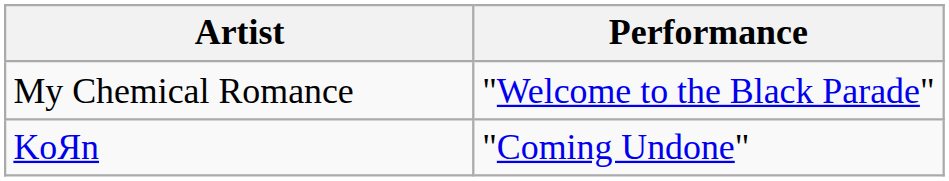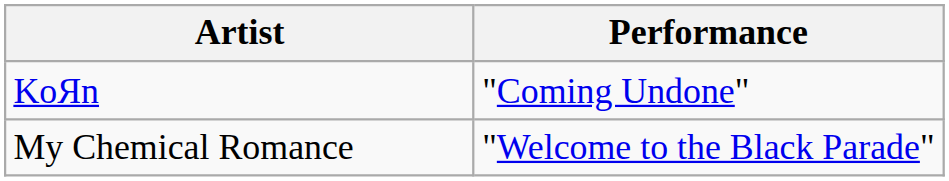rows swapped: (184, 89) <-> (56, 146)
